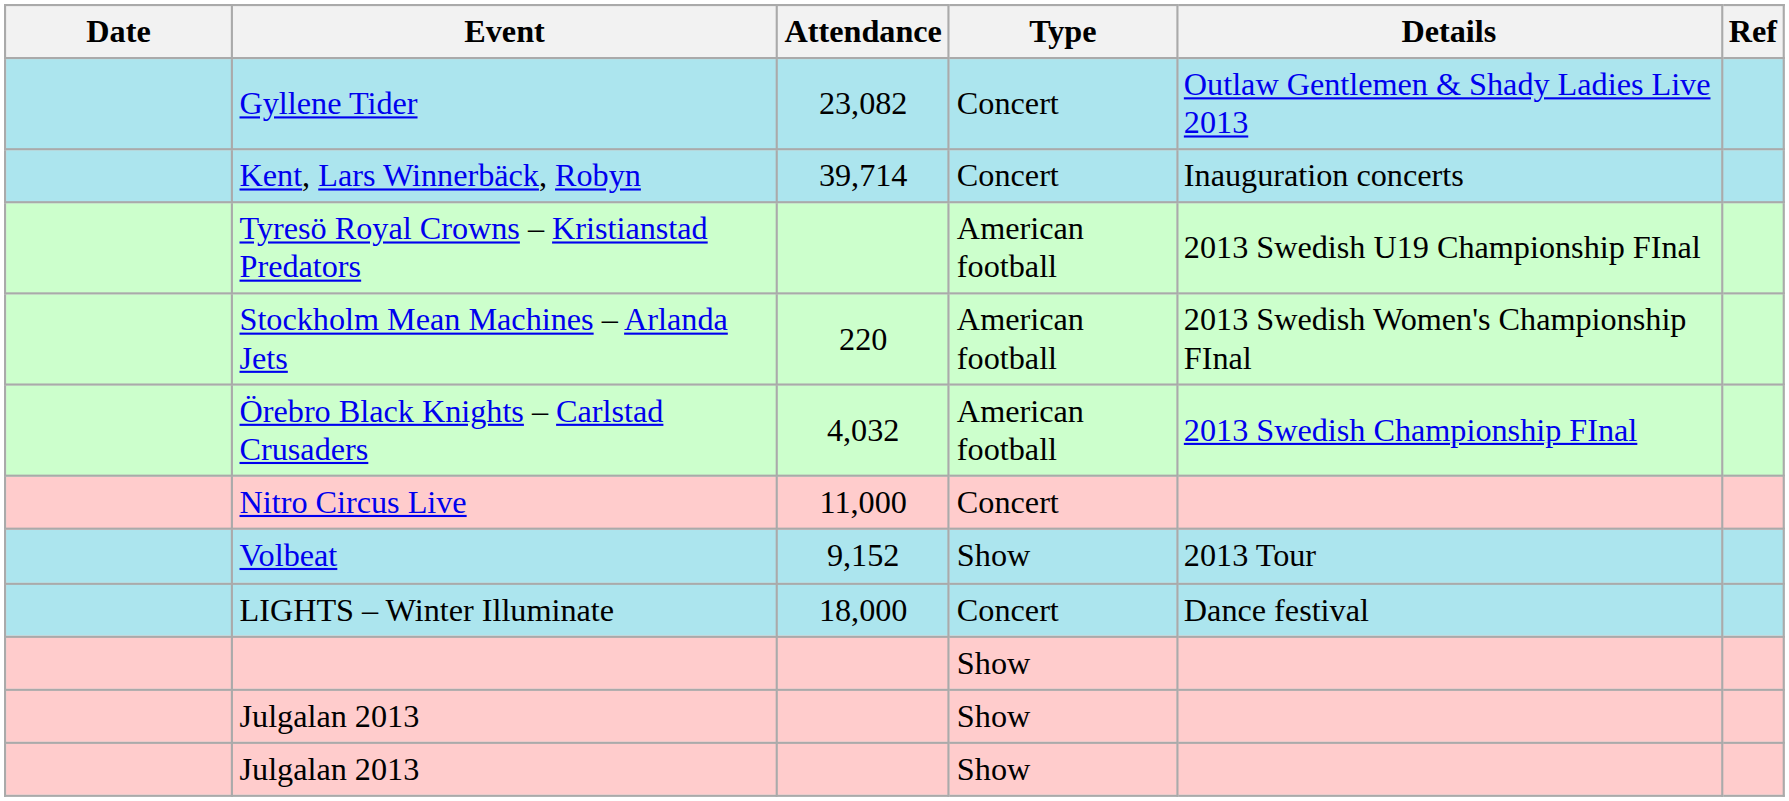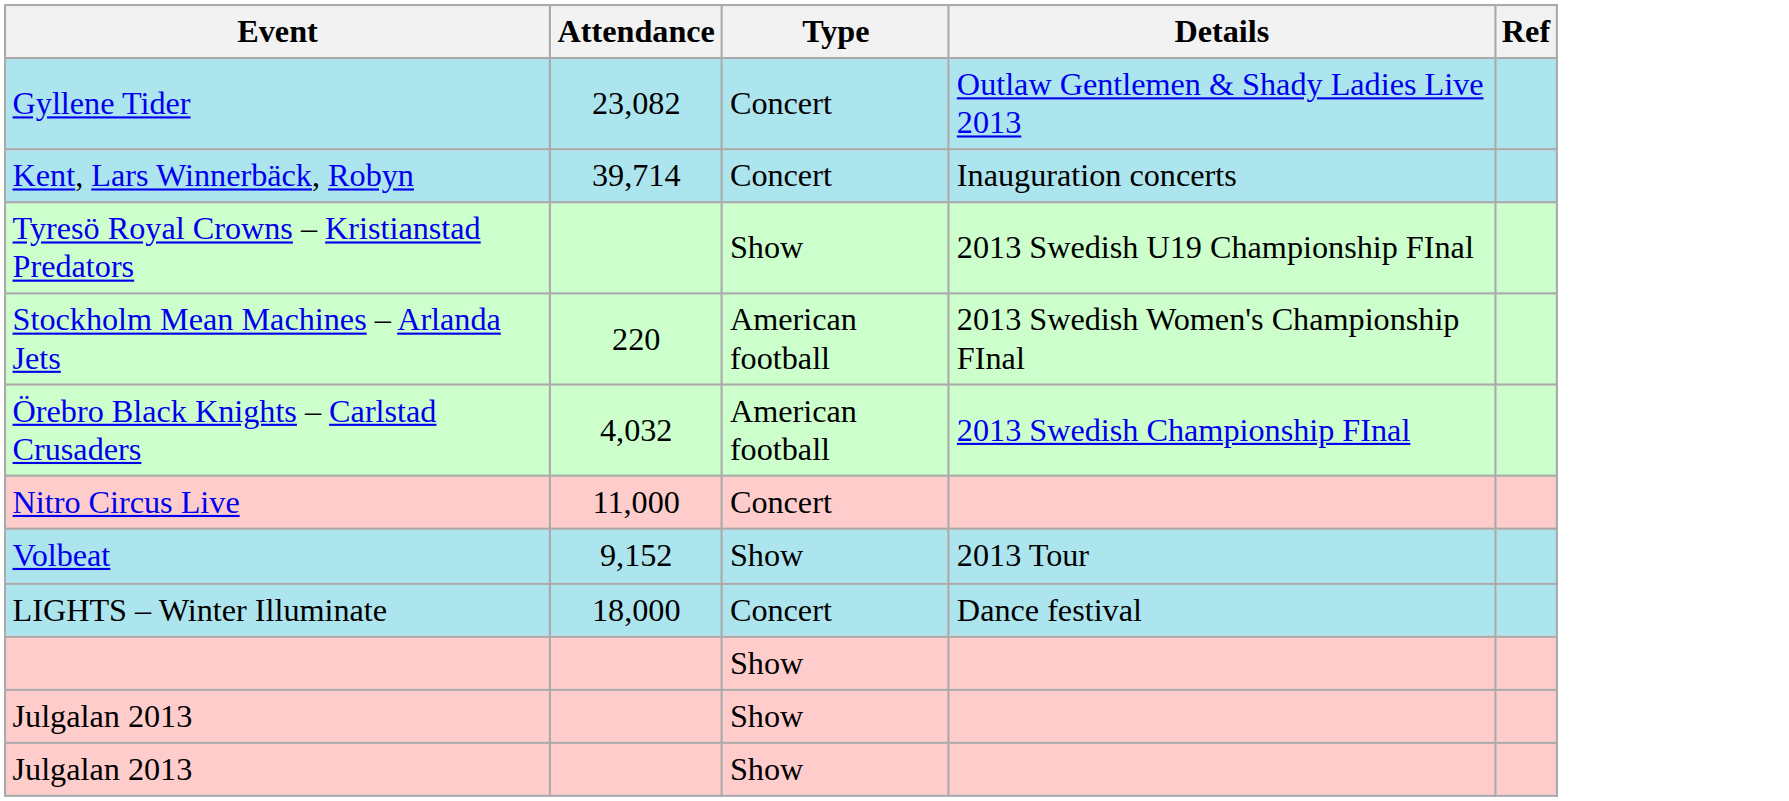- column: (119, 31)
(1020, 247) American football -> (767, 247) Show
